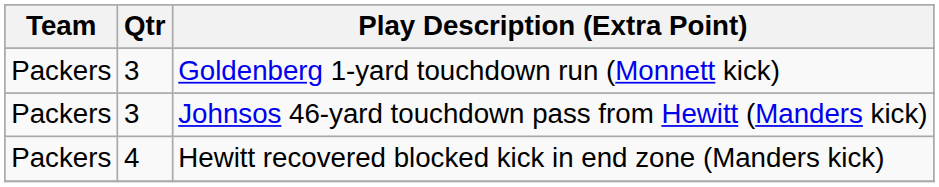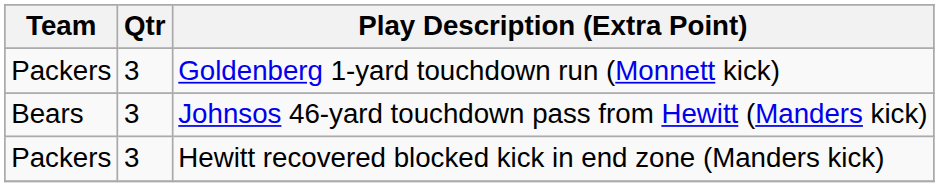(61, 114) Packers -> (47, 114) Bears
(132, 158) 4 -> (132, 158) 3
